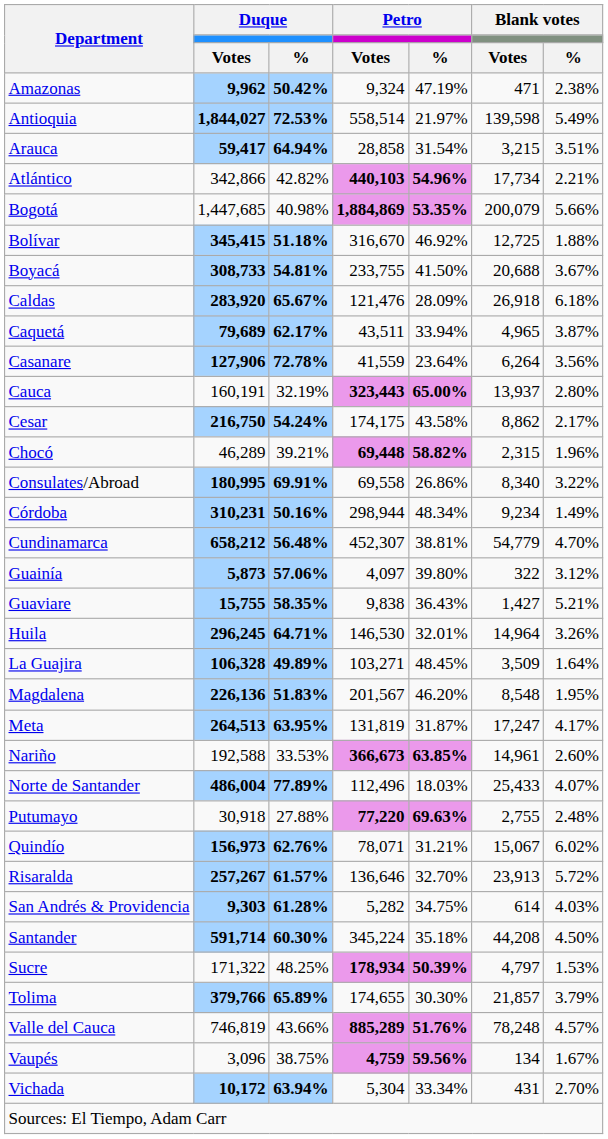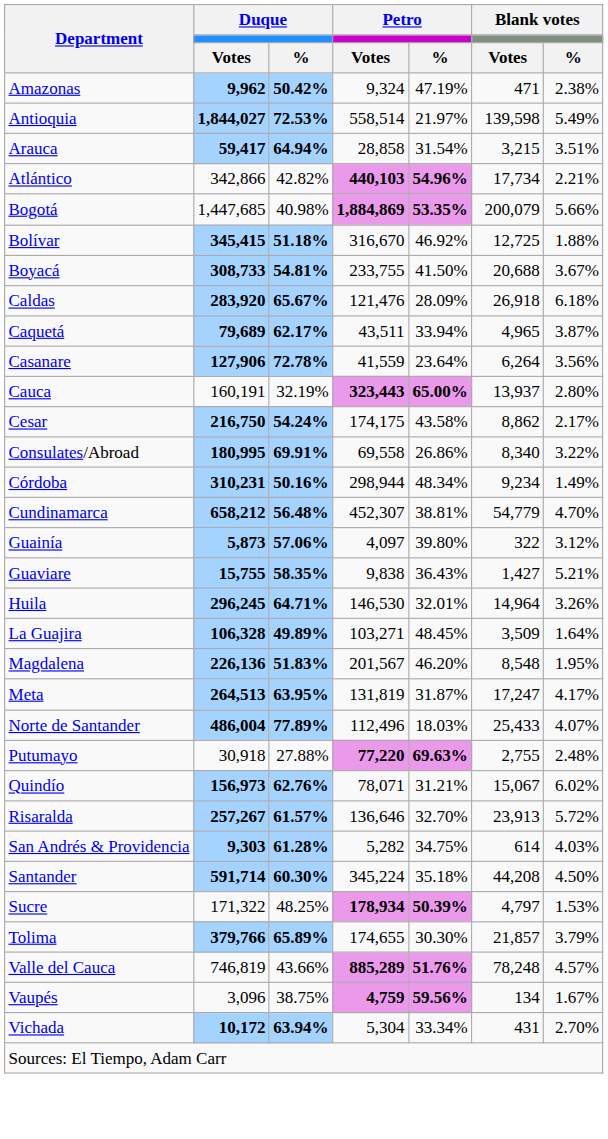- row: (31, 452)
- row: (32, 755)
